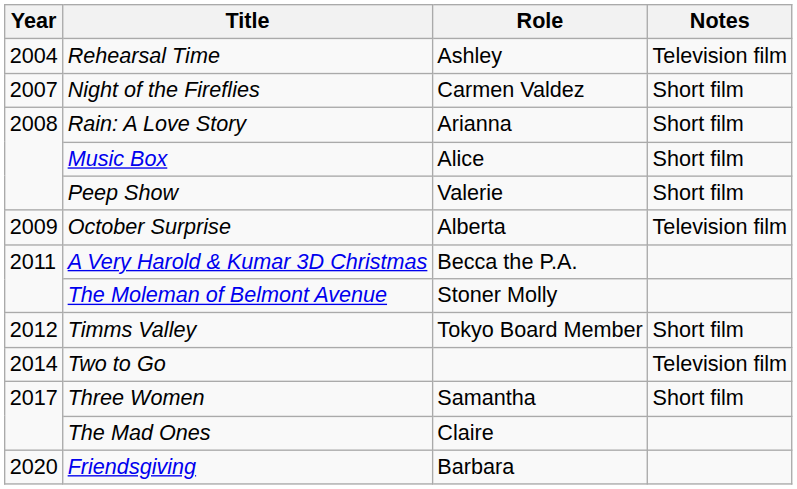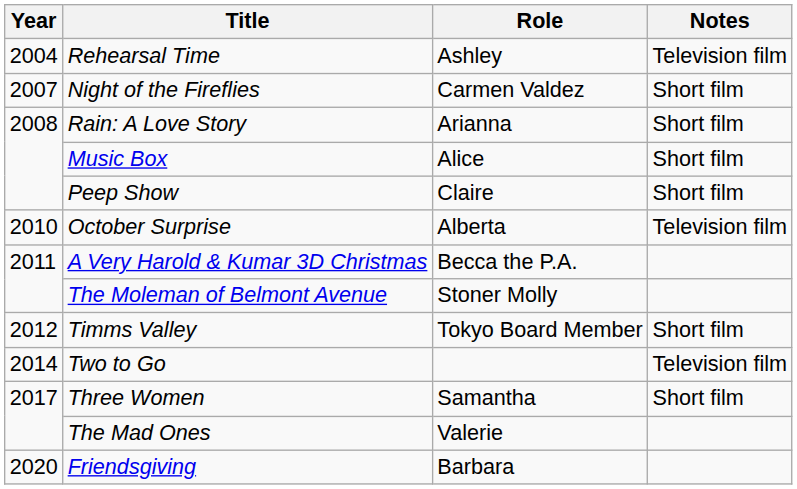(470, 192) Valerie -> (466, 192) Claire
(34, 227) 2009 -> (34, 227) 2010
(466, 432) Claire -> (470, 432) Valerie
